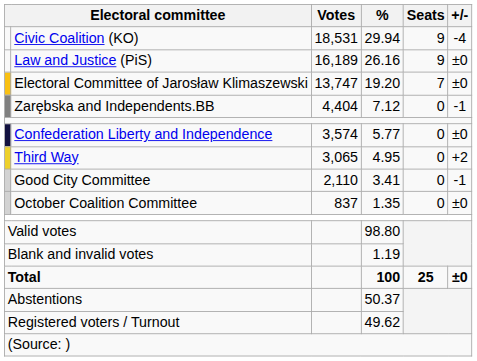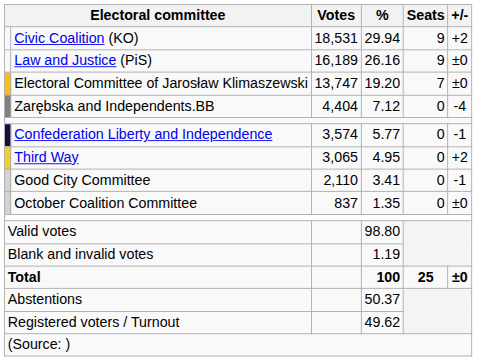(460, 38) -4 -> (460, 38) +2
(460, 106) -1 -> (460, 106) -4
(460, 135) ±0 -> (460, 135) -1
